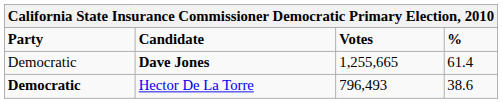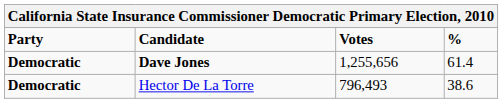(42, 62) normal -> (44, 62) bold
(369, 62) 1,255,665 -> (369, 62) 1,255,656
